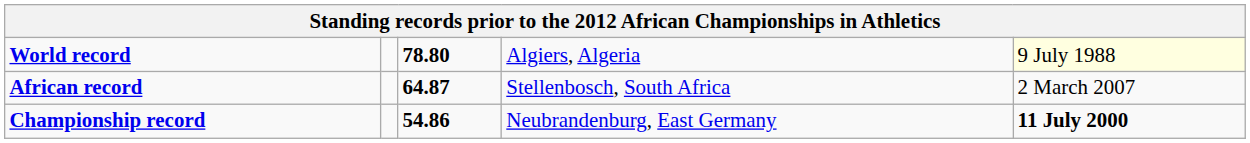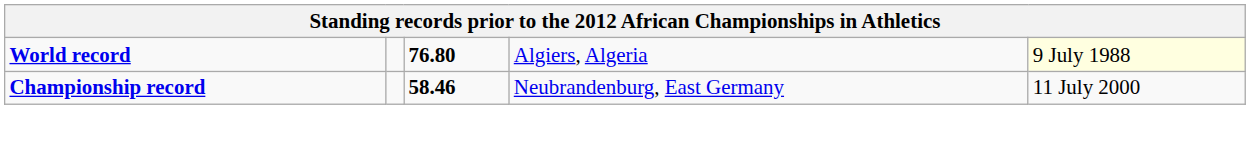(426, 54) 78.80 -> (432, 54) 76.80
- row: (76, 87)
(426, 120) 54.86 -> (432, 87) 58.46
(1073, 120) bold -> (1087, 87) normal
